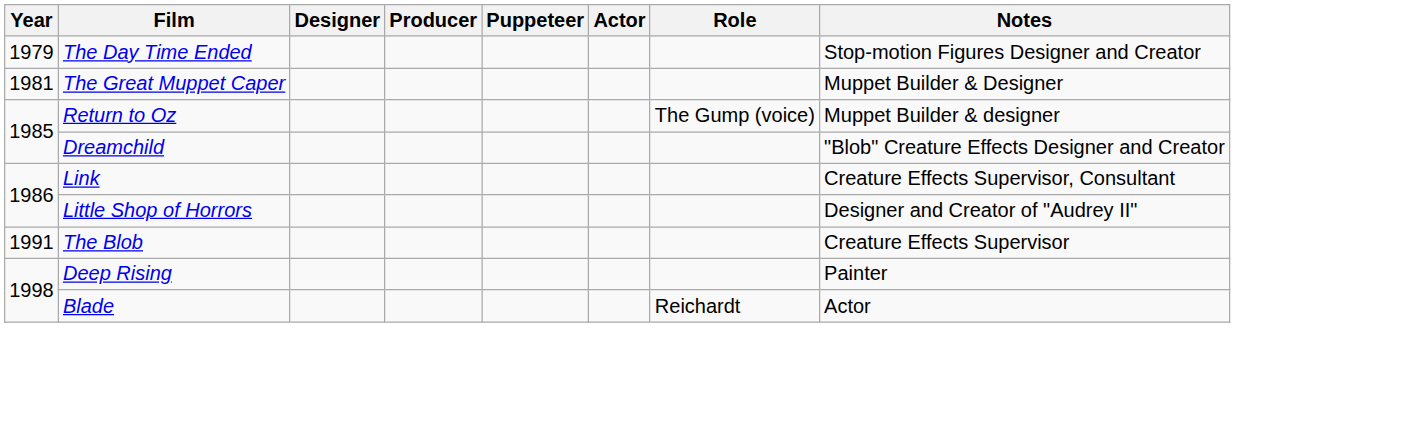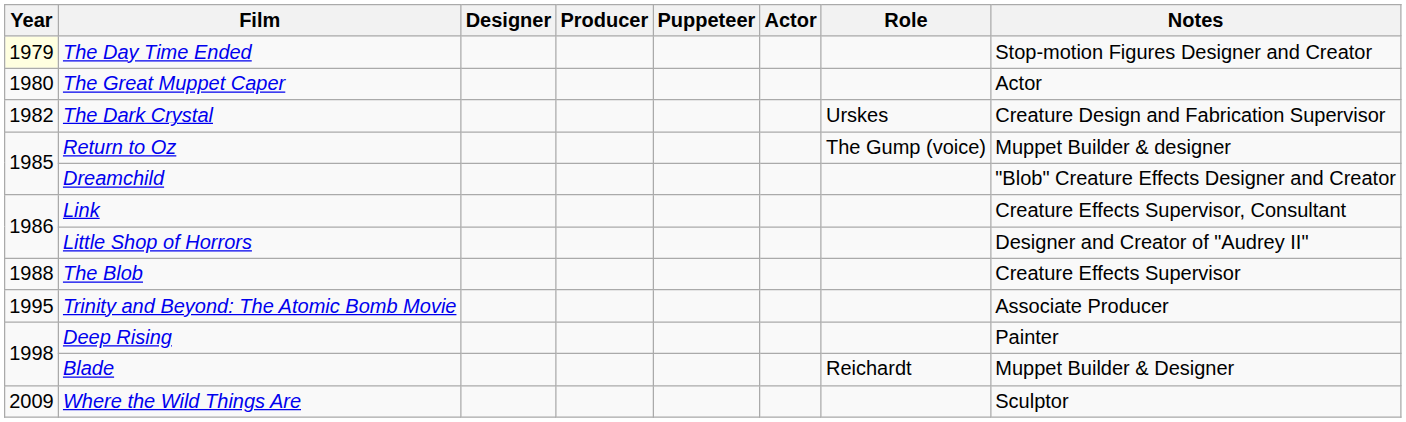(31, 52) no background -> (31, 52) lightyellow background
(31, 83) 1981 -> (31, 83) 1980
(944, 83) Muppet Builder & Designer -> (1019, 83) Actor
+ row: (138, 115)
(31, 242) 1991 -> (31, 274) 1988
+ row: (260, 305)
(847, 305) Actor -> (1115, 369) Muppet Builder & Designer
+ row: (182, 400)
